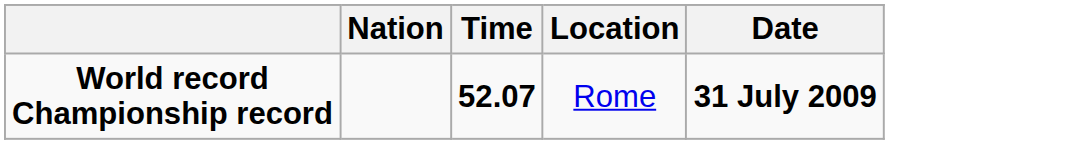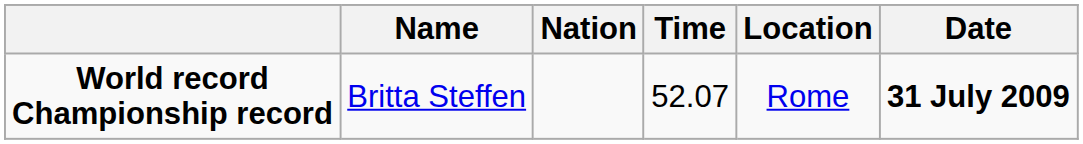+ column: (437, 29)
(497, 95) bold -> (690, 95) normal
